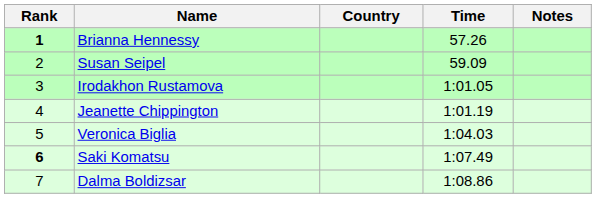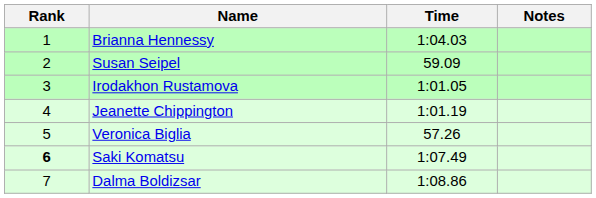- column: (371, 16)
(39, 39) bold -> (47, 39) normal
(468, 39) 57.26 -> (442, 39) 1:04.03
(468, 134) 1:04.03 -> (442, 134) 57.26
